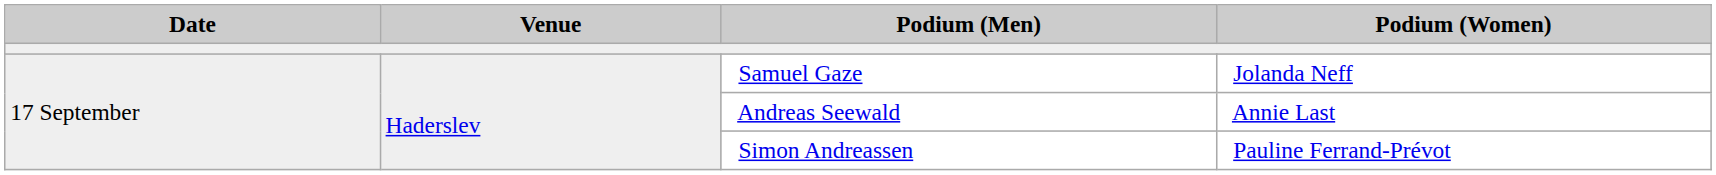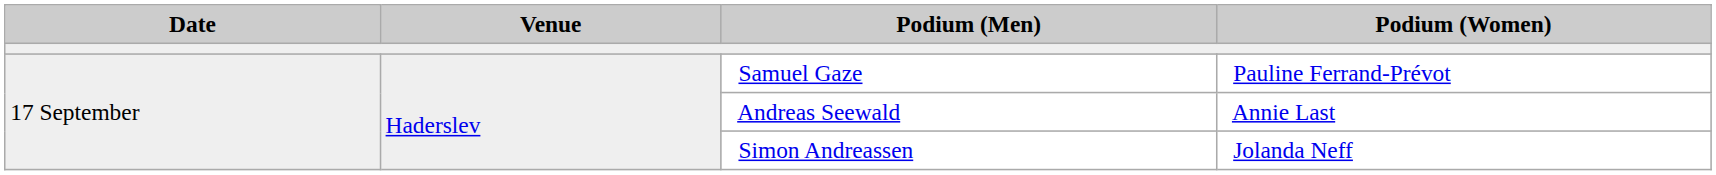(1287, 73) Jolanda Neff -> (1336, 73) Pauline Ferrand-Prévot
(1336, 150) Pauline Ferrand-Prévot -> (1287, 150) Jolanda Neff
